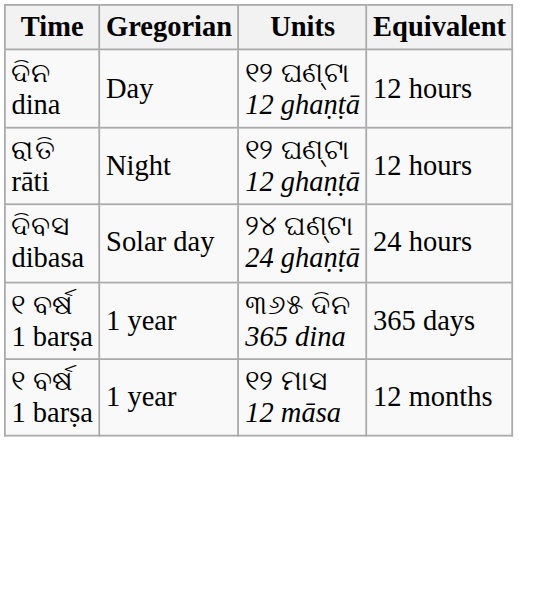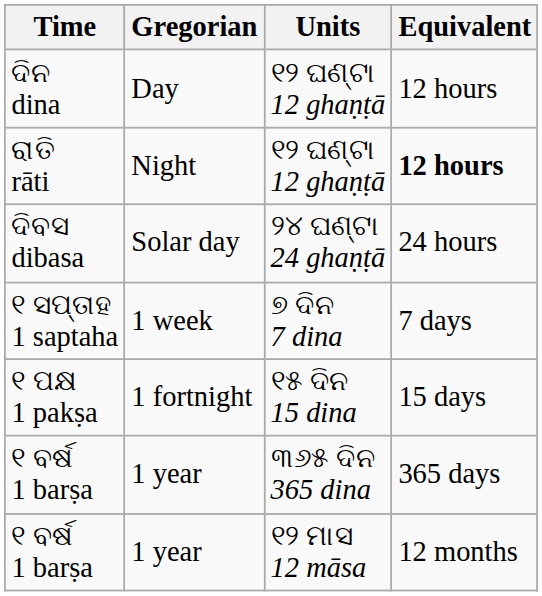(423, 165) normal -> (451, 165) bold
+ row: (65, 319)
+ row: (55, 397)
